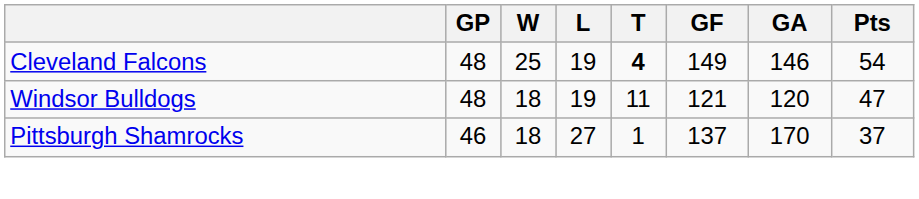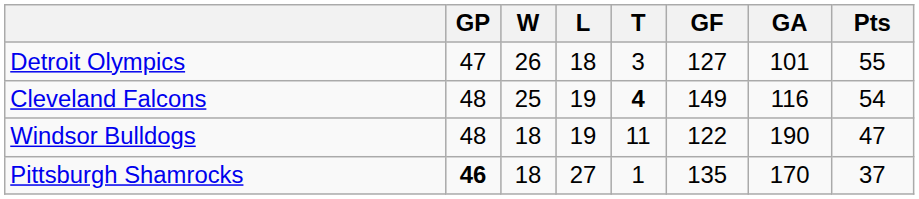+ row: (98, 61)
(790, 61) 146 -> (790, 99) 116
(707, 99) 121 -> (707, 136) 122
(790, 99) 120 -> (790, 136) 190
(473, 136) normal -> (473, 174) bold
(707, 136) 137 -> (707, 174) 135
